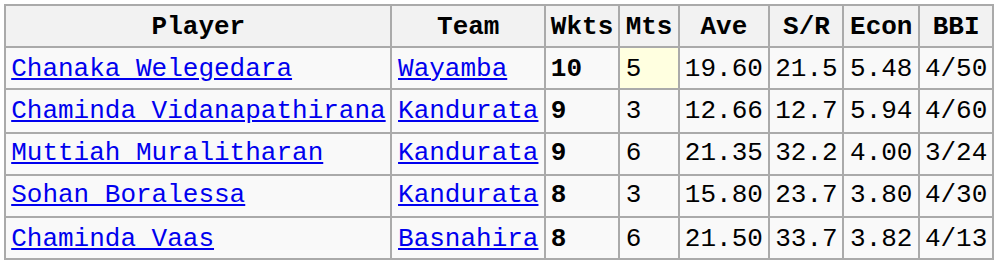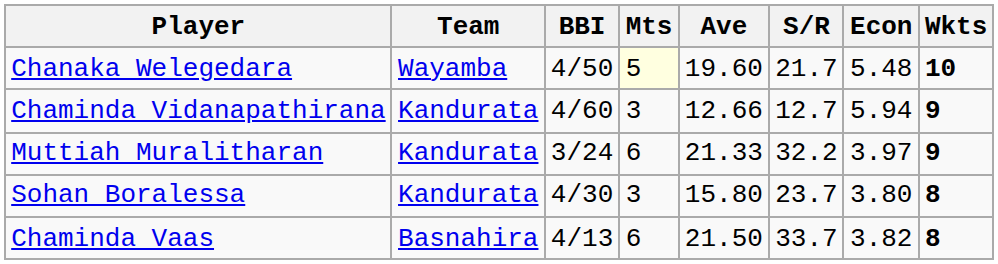columns swapped: (582, 26) <-> (956, 26)
(806, 69) 21.5 -> (806, 69) 21.7
(724, 153) 21.35 -> (724, 153) 21.33
(881, 153) 4.00 -> (881, 153) 3.97
